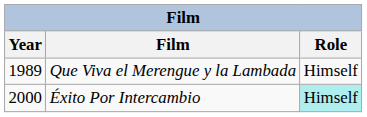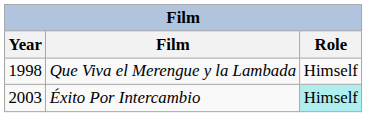(25, 71) 1989 -> (25, 71) 1998
(25, 97) 2000 -> (25, 97) 2003
